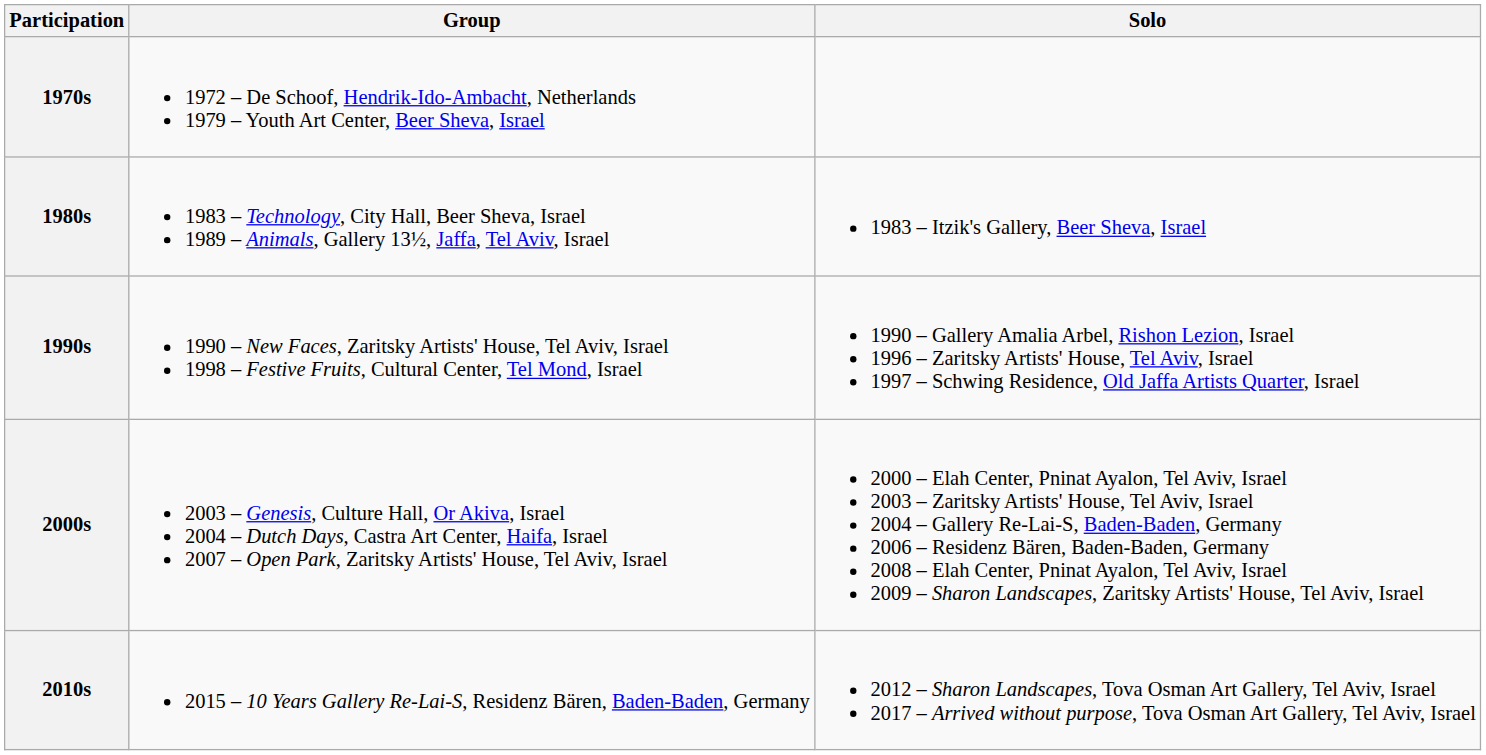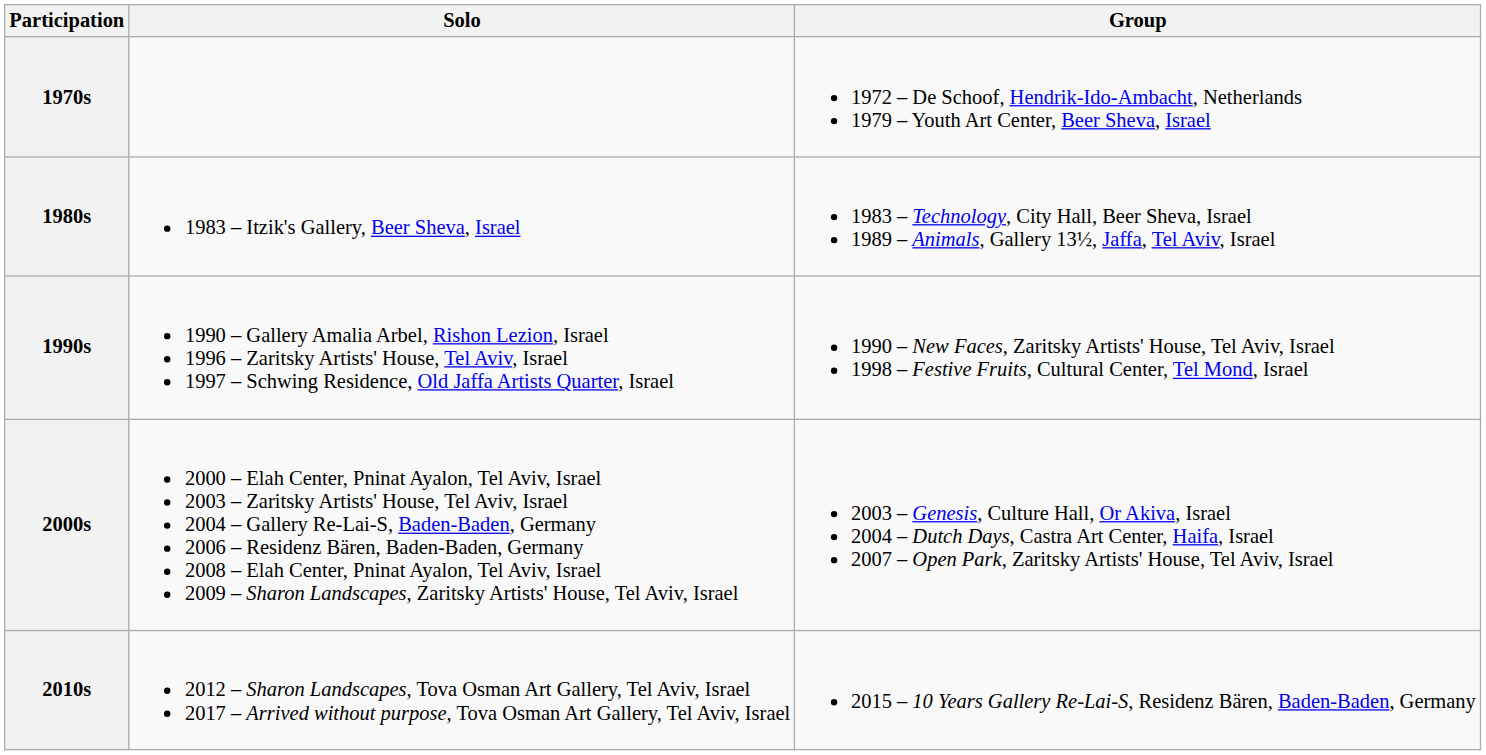columns swapped: (1148, 20) <-> (472, 20)
